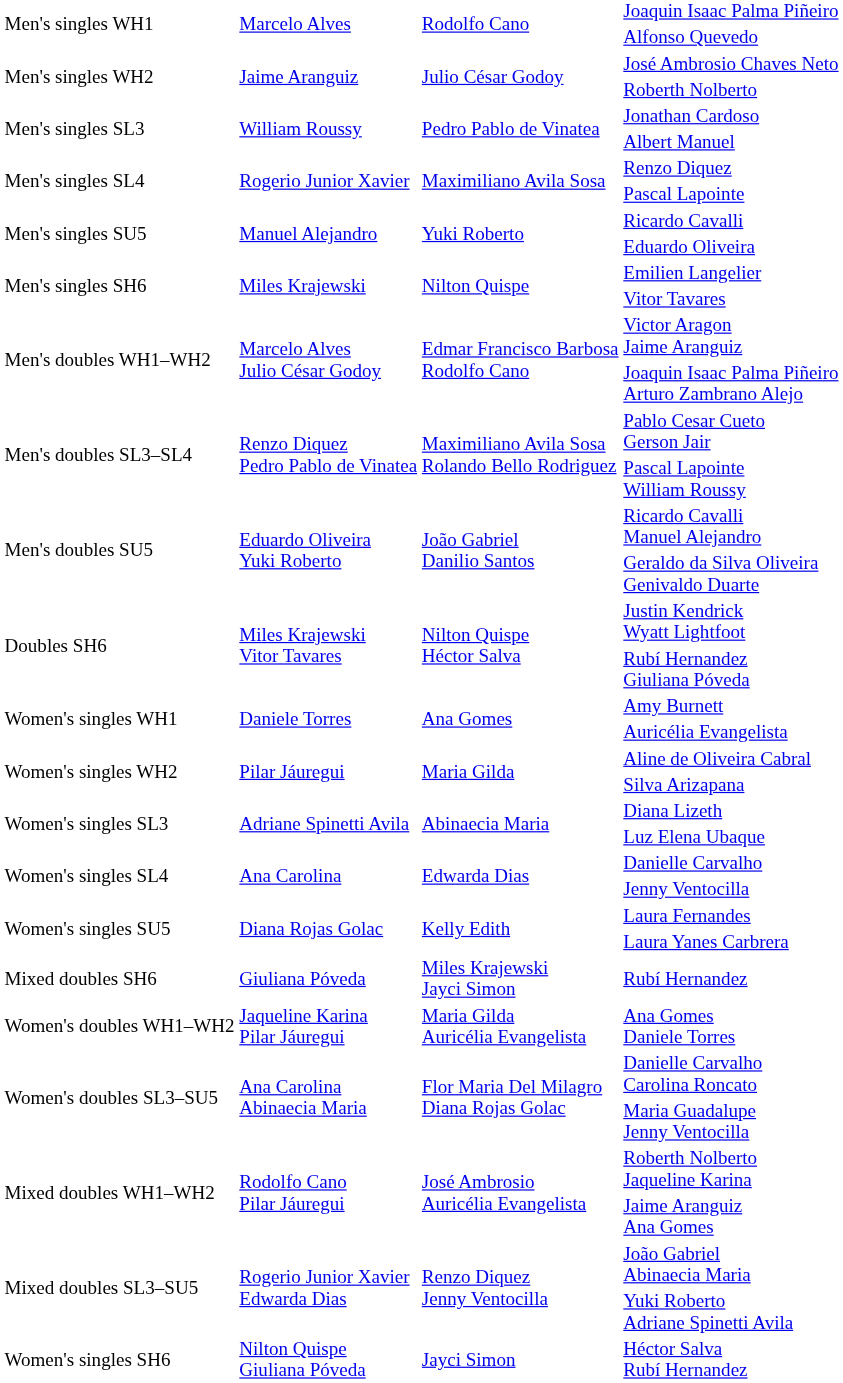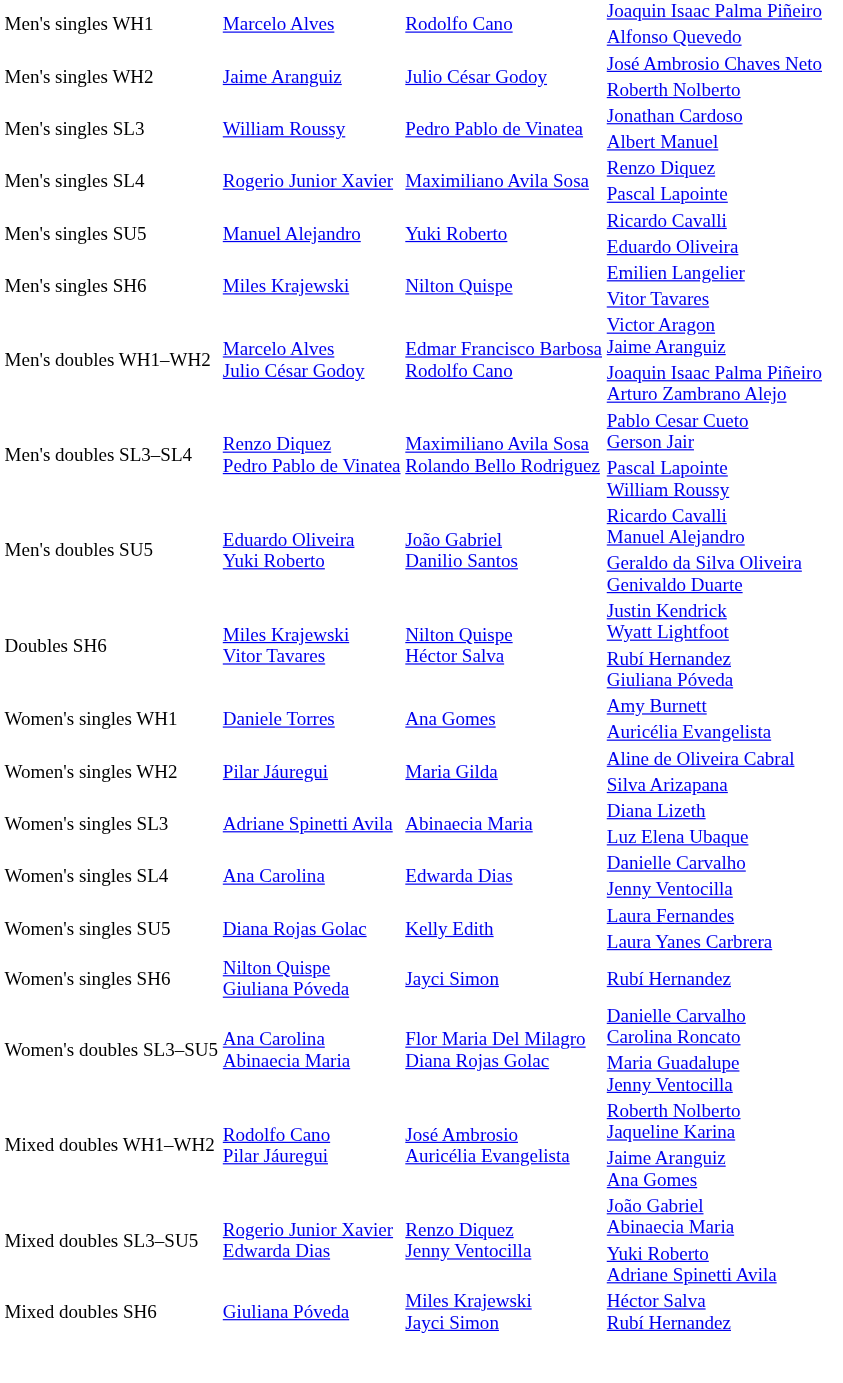(81, 978) Mixed doubles SH6 -> (87, 978) Women's singles SH6
(303, 978) Giuliana Póveda -> (286, 978) Nilton Quispe Giuliana Póveda
(485, 978) Miles Krajewski Jayci Simon -> (452, 978) Jayci Simon
- row: (679, 1026)
(87, 1359) Women's singles SH6 -> (81, 1311) Mixed doubles SH6
(303, 1359) Nilton Quispe Giuliana Póveda -> (286, 1311) Giuliana Póveda
(469, 1359) Jayci Simon -> (468, 1311) Miles Krajewski Jayci Simon
